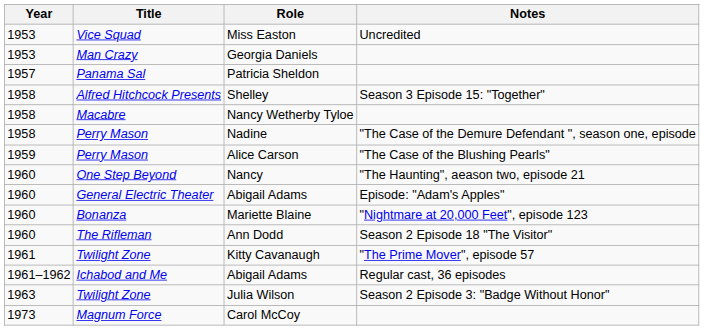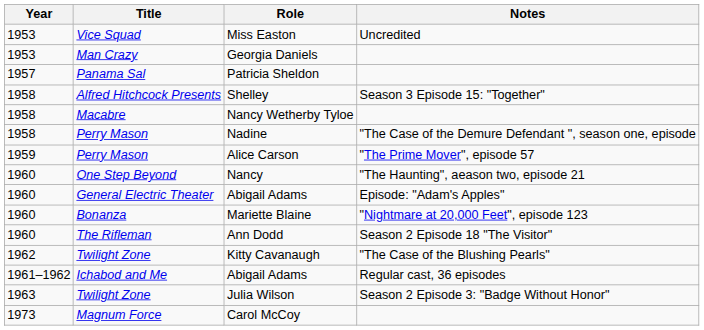(455, 154) "The Case of the Blushing Pearls" -> (447, 154) "The Prime Mover", episode 57
(21, 255) 1961 -> (21, 255) 1962
(447, 255) "The Prime Mover", episode 57 -> (455, 255) "The Case of the Blushing Pearls"
